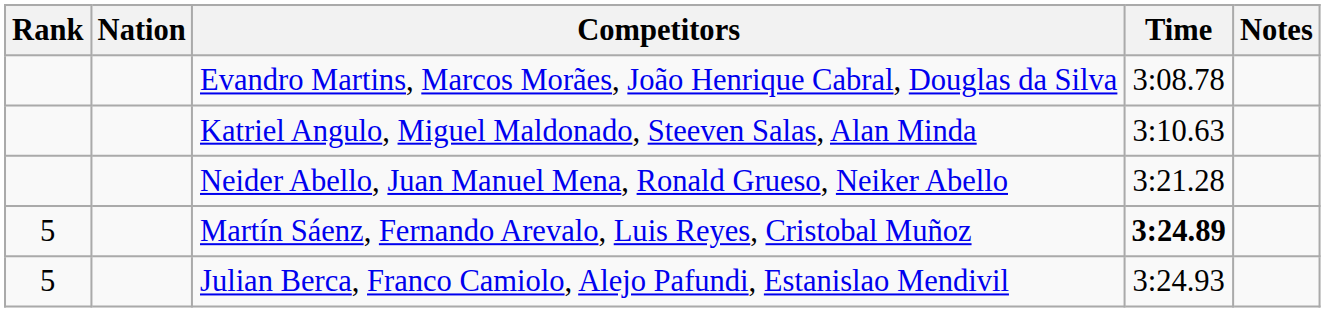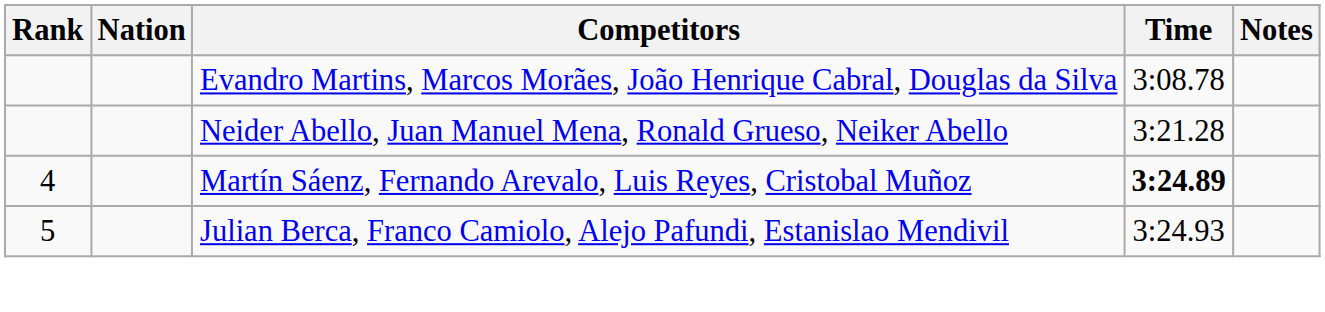- row: (588, 130)
(48, 231) 5 -> (48, 181) 4
